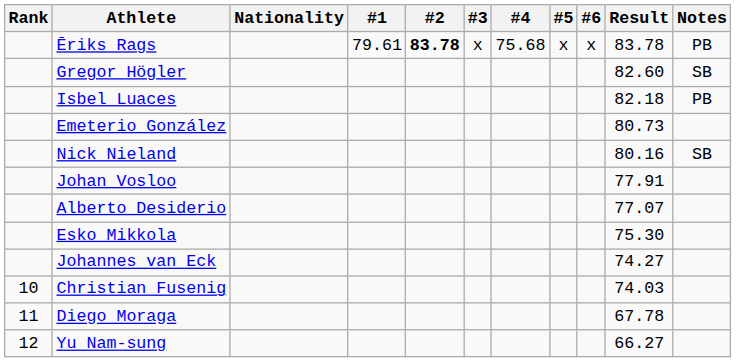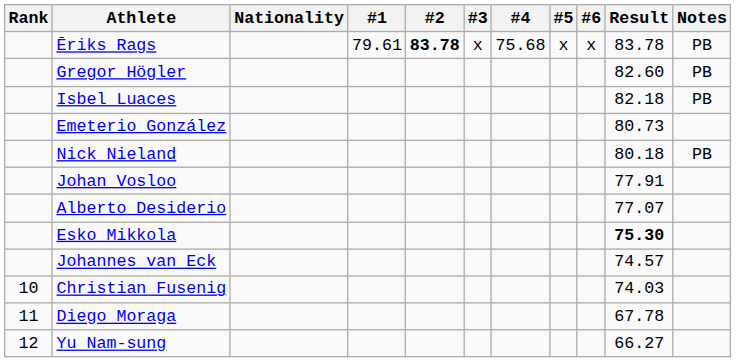(702, 72) SB -> (702, 72) PB
(639, 154) 80.16 -> (639, 154) 80.18
(702, 154) SB -> (702, 154) PB
(639, 235) normal -> (639, 235) bold
(639, 262) 74.27 -> (639, 262) 74.57
